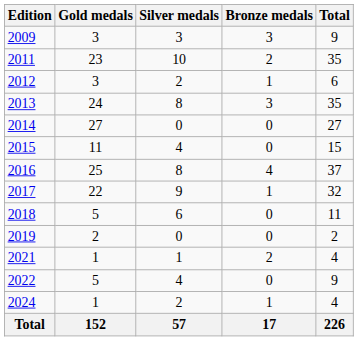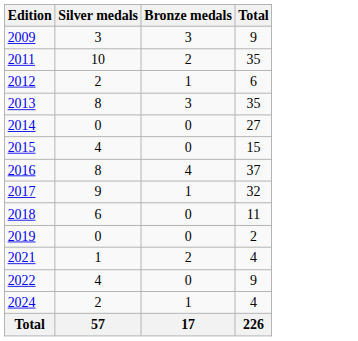- column: (95, 15)
